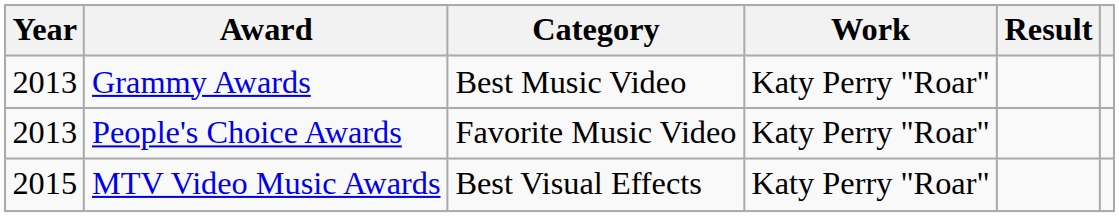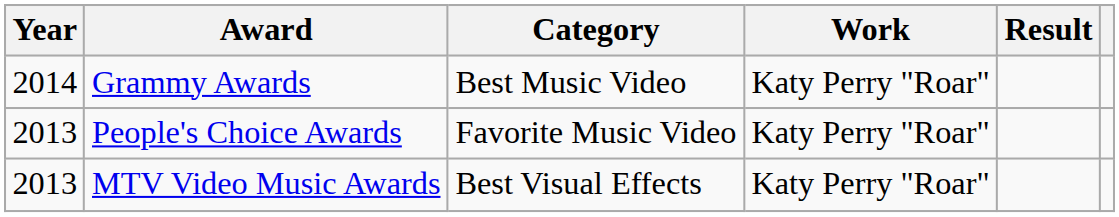(45, 81) 2013 -> (45, 81) 2014
(45, 183) 2015 -> (45, 183) 2013
